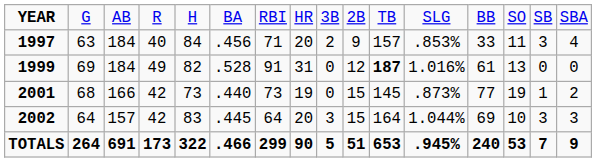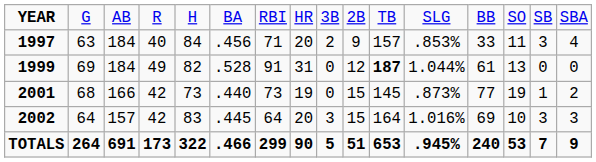(436, 68) 1.016% -> (436, 68) 1.044%
(436, 119) 1.044% -> (436, 119) 1.016%
